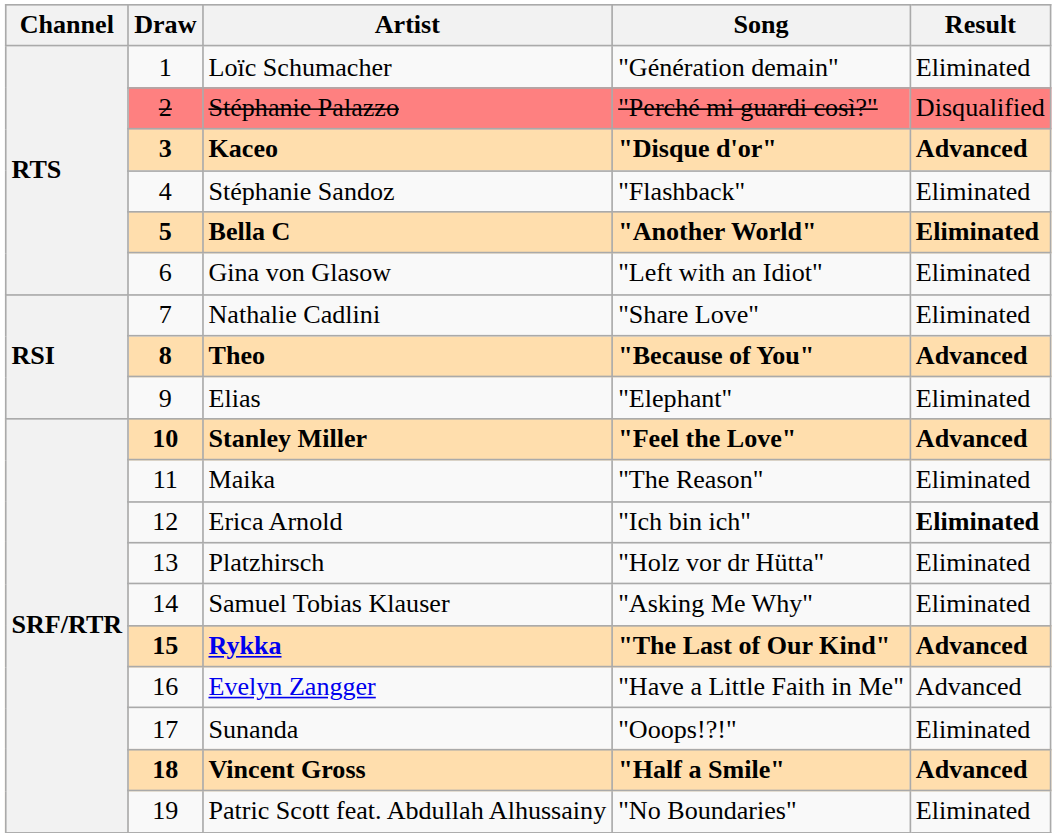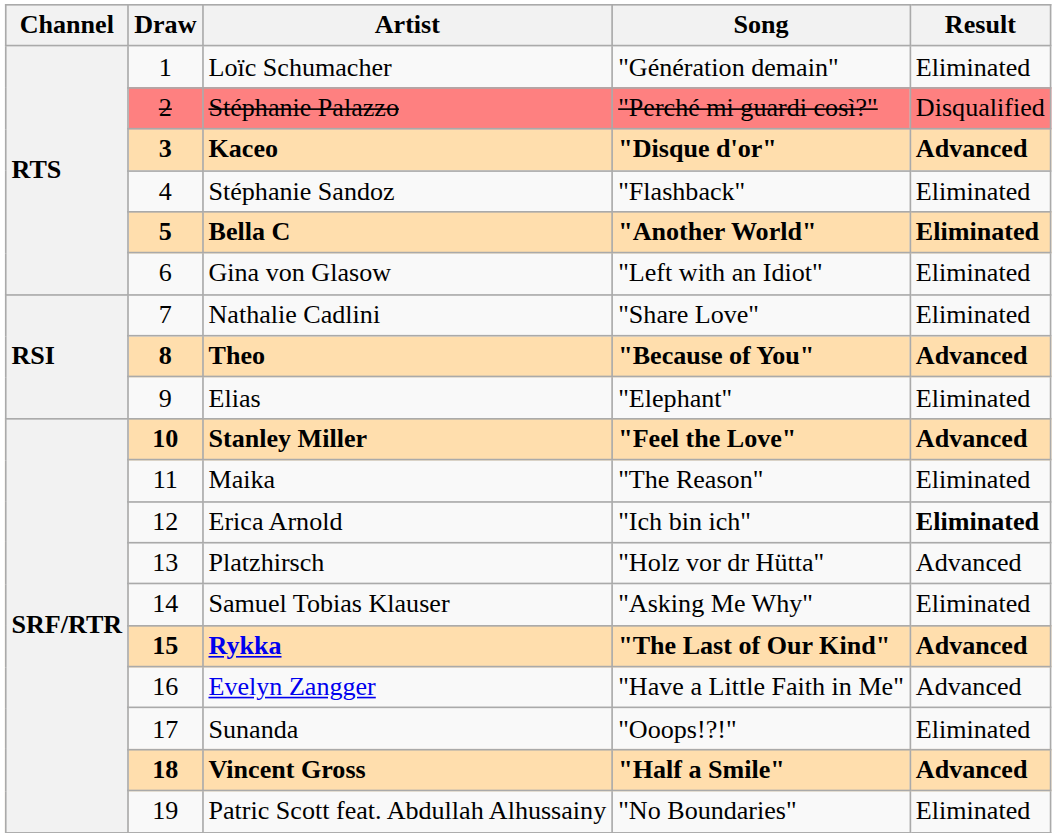(973, 562) Eliminated -> (969, 562) Advanced
